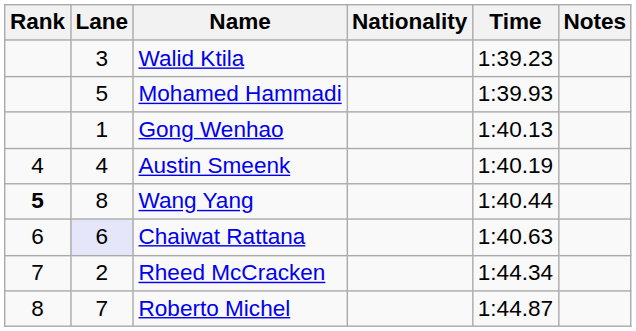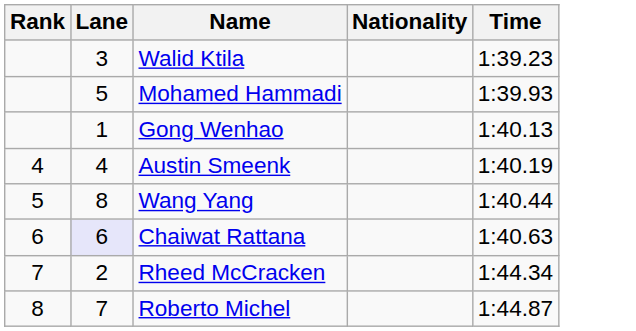- column: (595, 22)
(37, 201) bold -> (37, 201) normal
